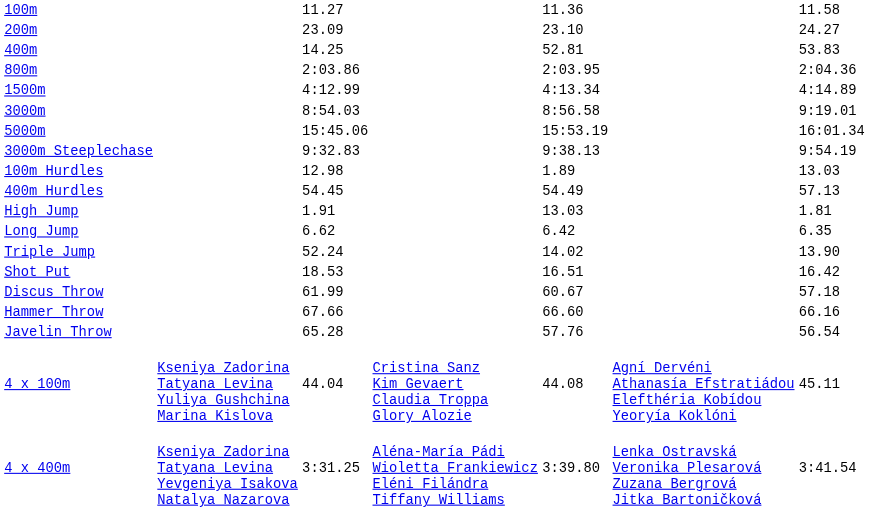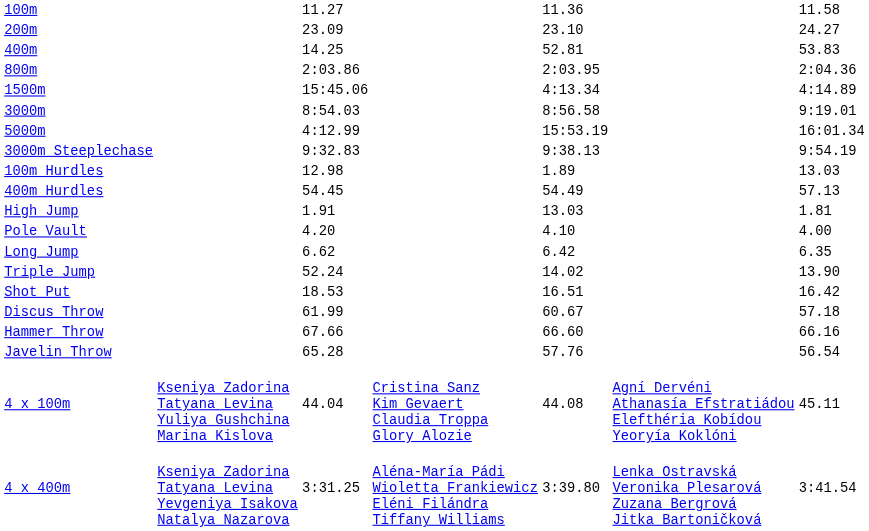(331, 91) 4:12.99 -> (335, 91) 15:45.06
(335, 131) 15:45.06 -> (331, 131) 4:12.99
+ row: (46, 232)
